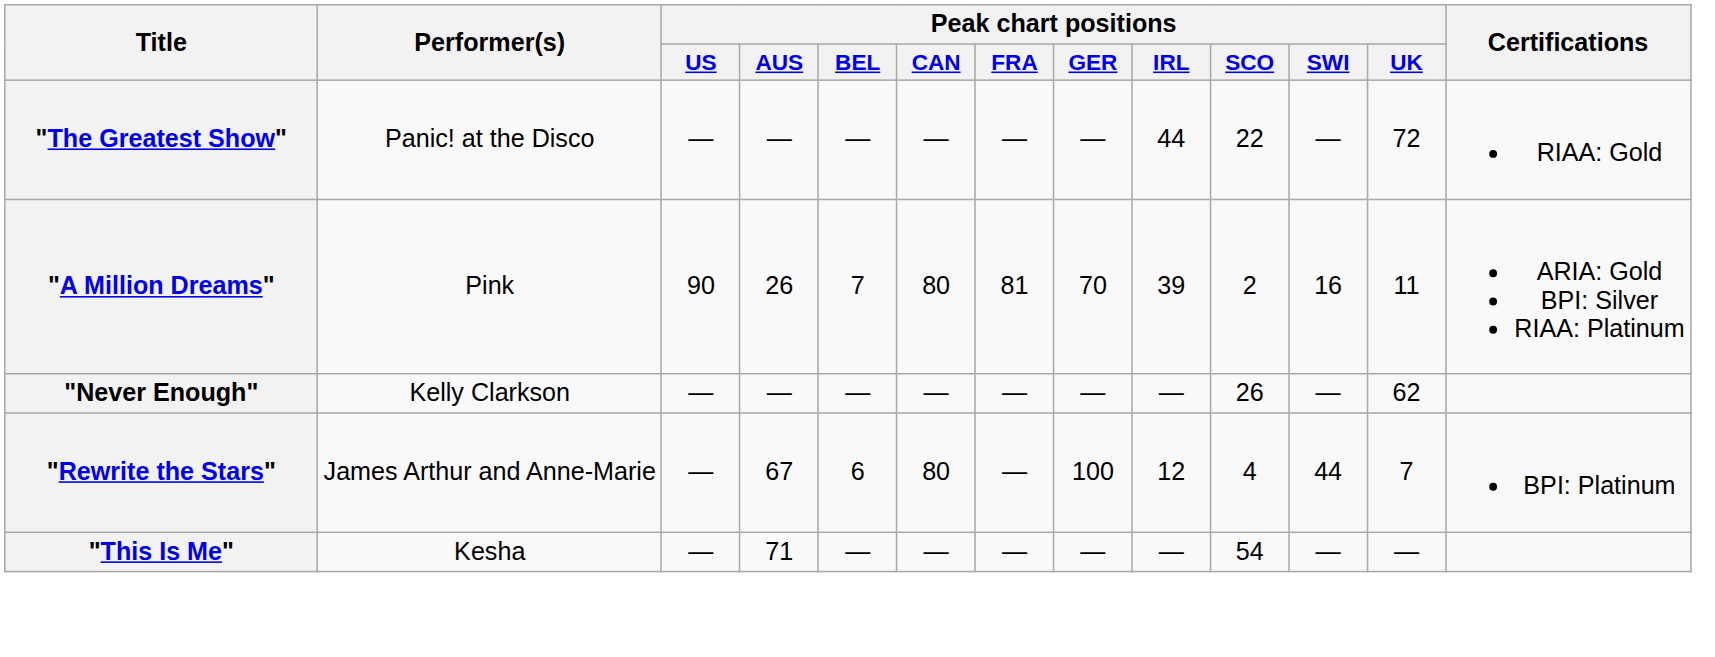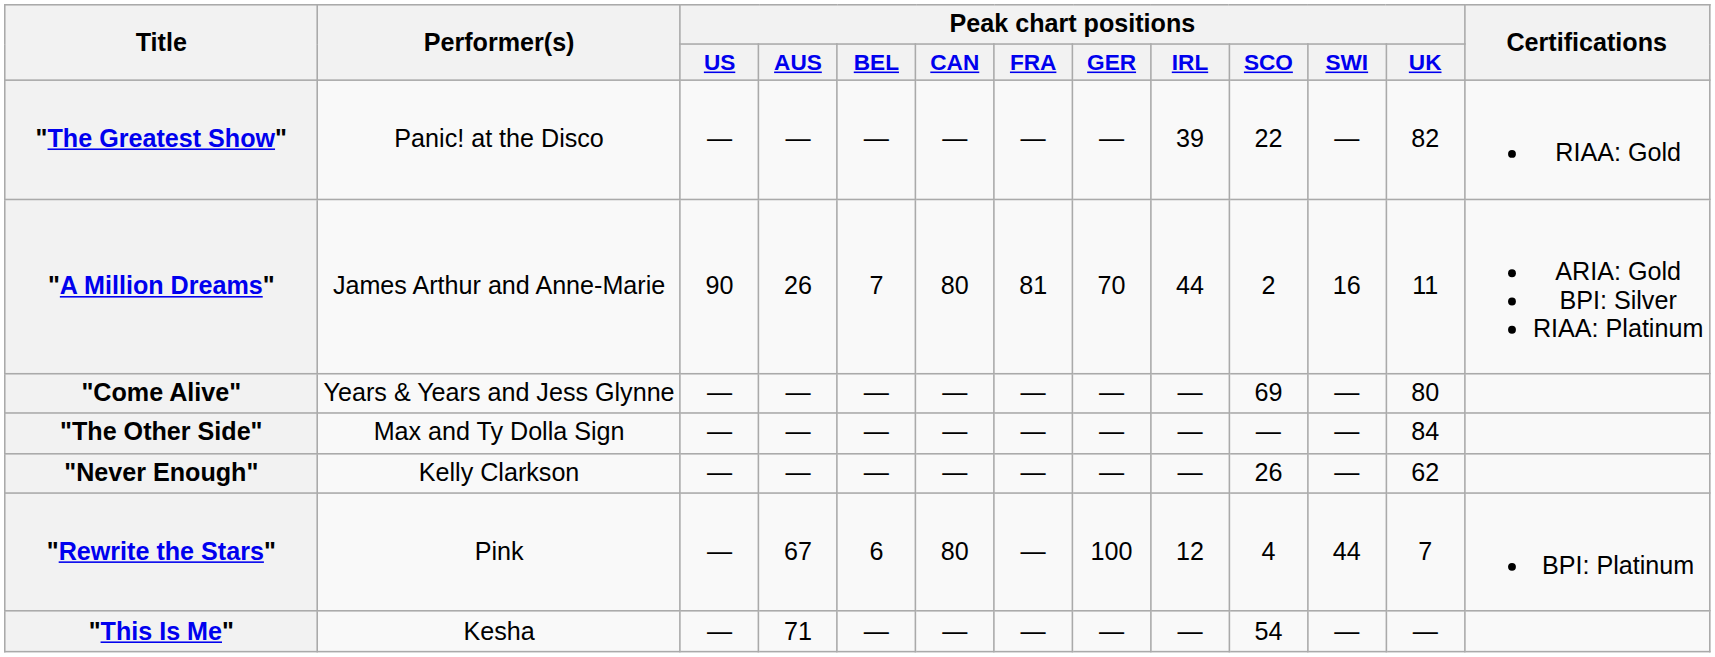(1171, 139) 44 -> (1190, 139) 39
(1407, 139) 72 -> (1425, 139) 82
(490, 285) Pink -> (499, 285) James Arthur and Anne-Marie
(1171, 285) 39 -> (1190, 285) 44
+ row: (161, 393)
+ row: (161, 433)
(490, 472) James Arthur and Anne-Marie -> (499, 551) Pink
